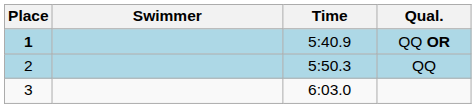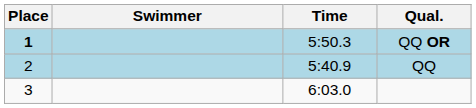(330, 41) 5:40.9 -> (330, 41) 5:50.3
(330, 66) 5:50.3 -> (330, 66) 5:40.9
